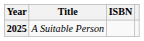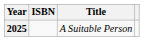columns swapped: (68, 12) <-> (120, 12)
